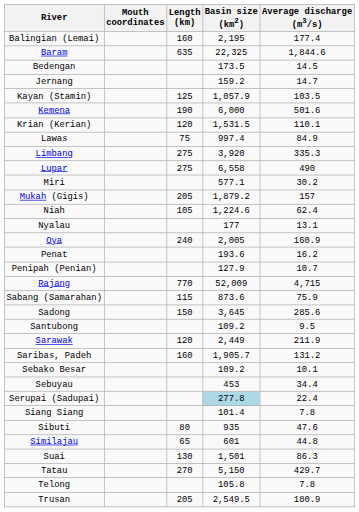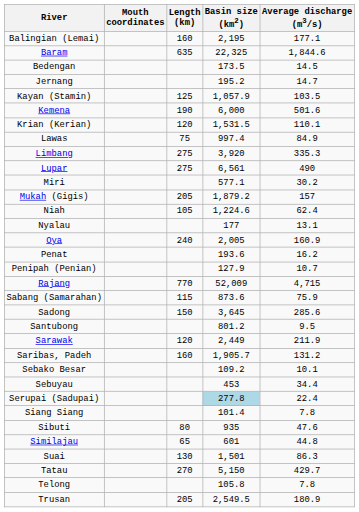(307, 38) 177.4 -> (307, 38) 177.1
(231, 82) 159.2 -> (231, 82) 195.2
(231, 168) 6,558 -> (231, 168) 6,561
(231, 327) 109.2 -> (231, 327) 801.2
